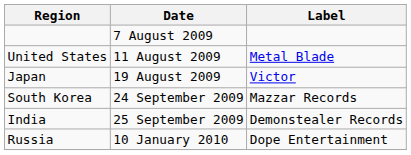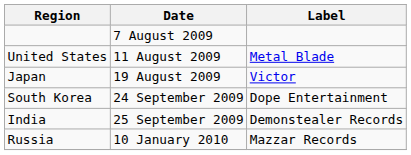(303, 98) Mazzar Records -> (319, 98) Dope Entertainment
(319, 139) Dope Entertainment -> (303, 139) Mazzar Records
